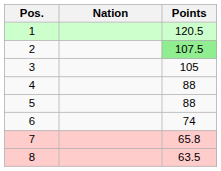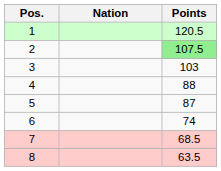(189, 67) 105 -> (189, 67) 103
(189, 103) 88 -> (189, 103) 87
(189, 139) 65.8 -> (189, 139) 68.5
